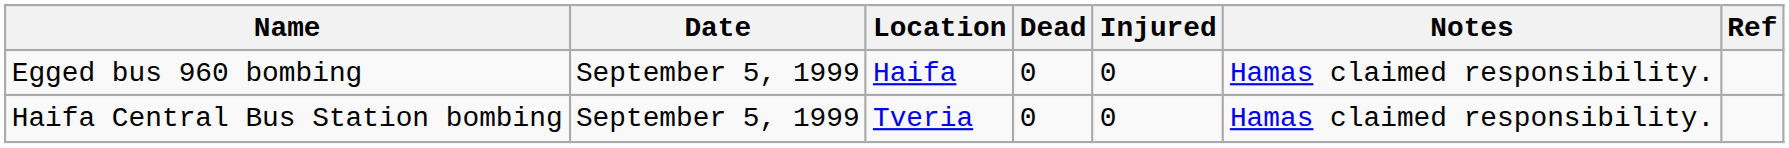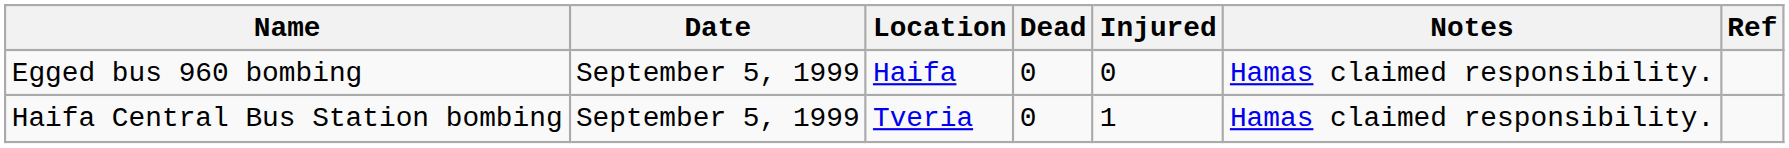(1108, 118) 0 -> (1108, 118) 1
